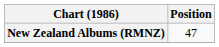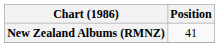(191, 33) 47 -> (191, 33) 41
